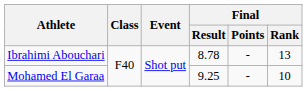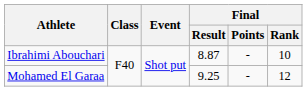(209, 55) 8.78 -> (209, 55) 8.87
(285, 55) 13 -> (285, 55) 10
(285, 76) 10 -> (285, 76) 12
